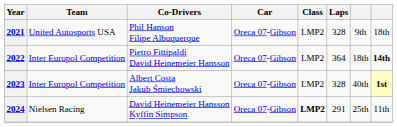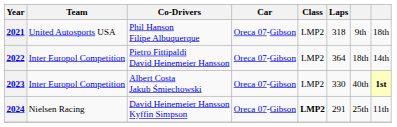(339, 32) 328 -> (339, 32) 318
(381, 58) bold -> (381, 58) normal
(339, 84) 328 -> (339, 84) 330
